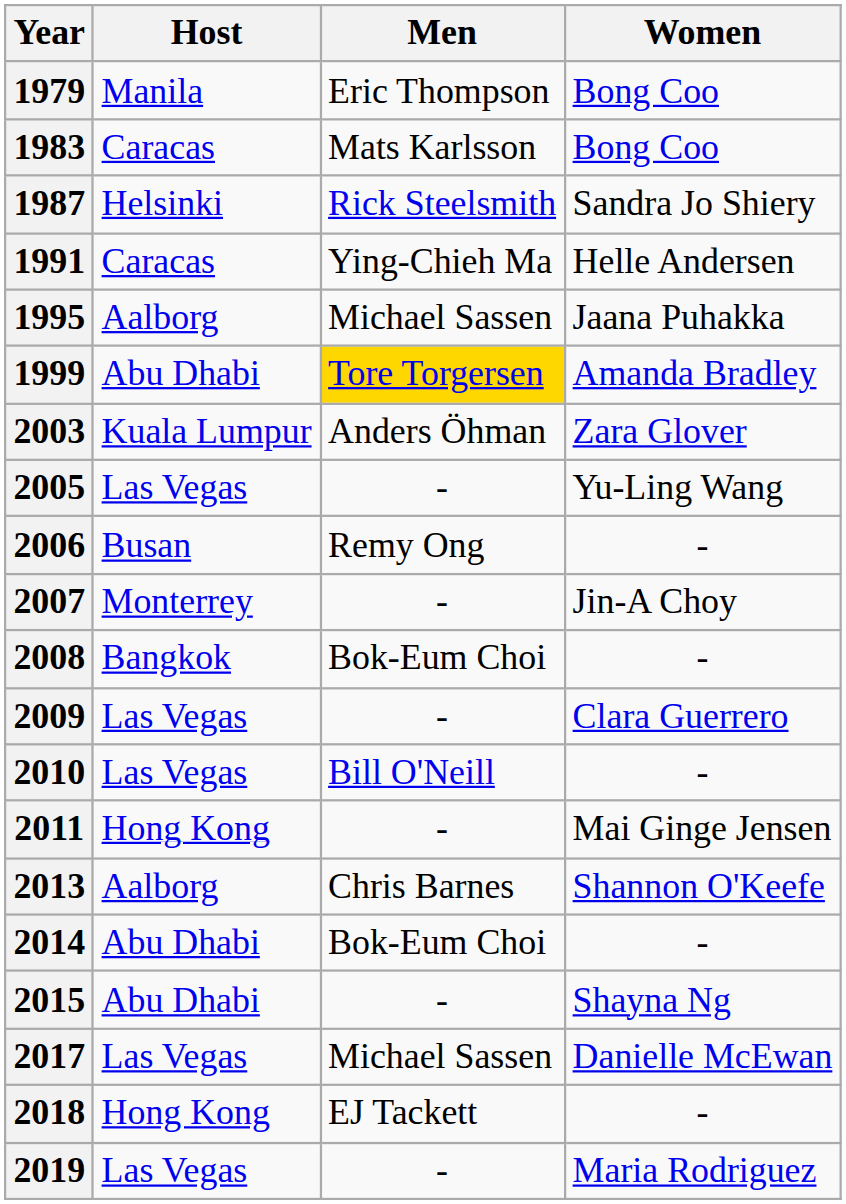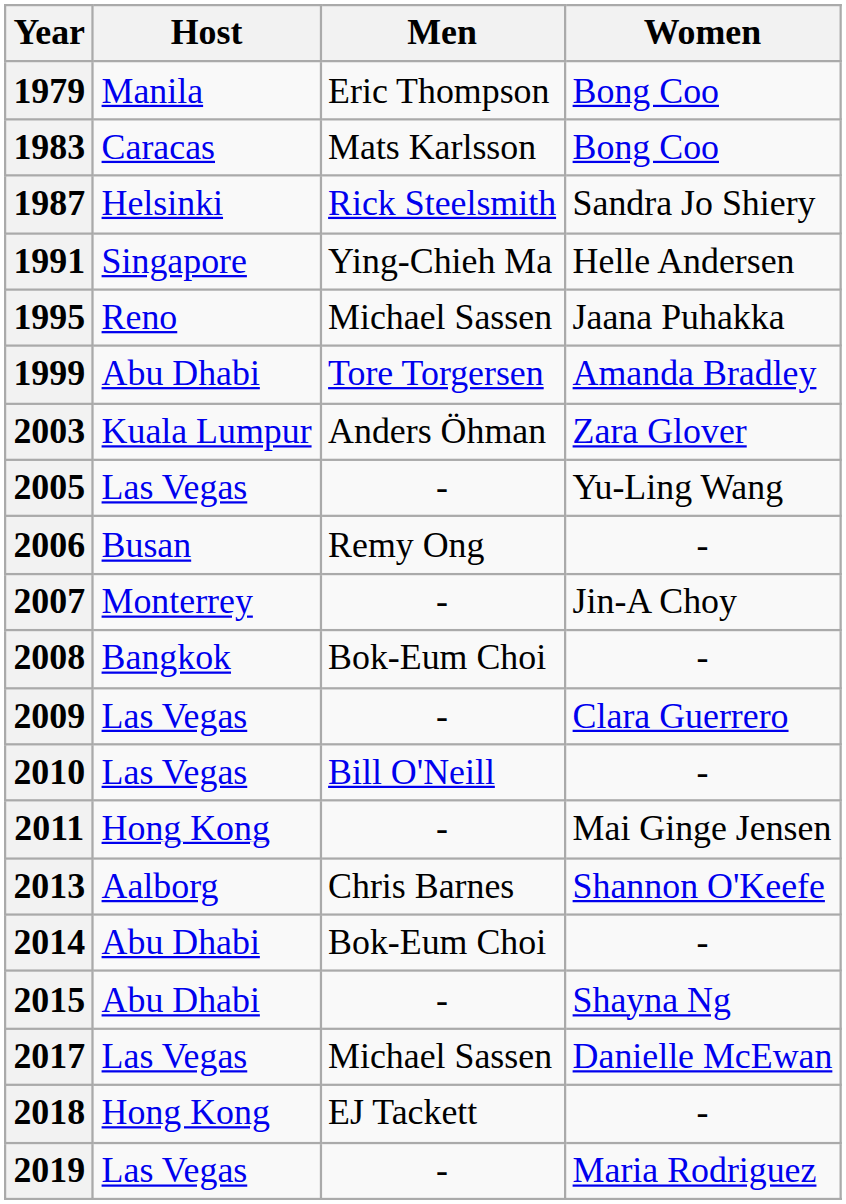(158, 260) Caracas -> (174, 260) Singapore
(160, 317) Aalborg -> (139, 317) Reno
(436, 373) gold background -> (436, 373) no background
